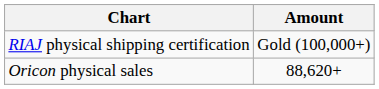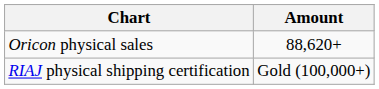rows swapped: (81, 71) <-> (129, 44)
